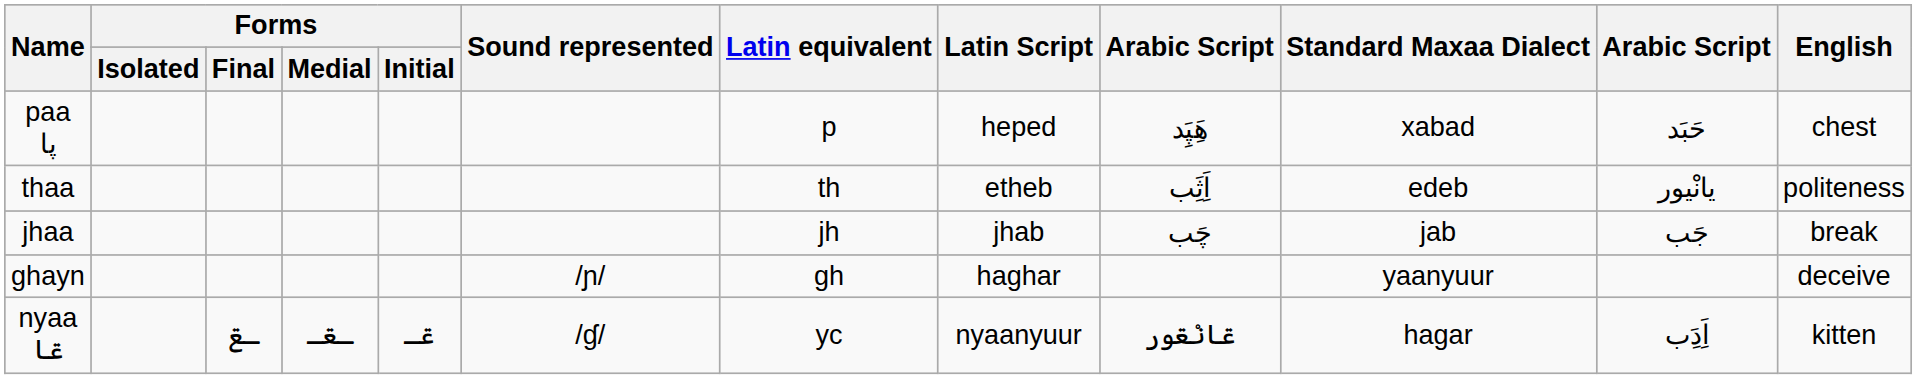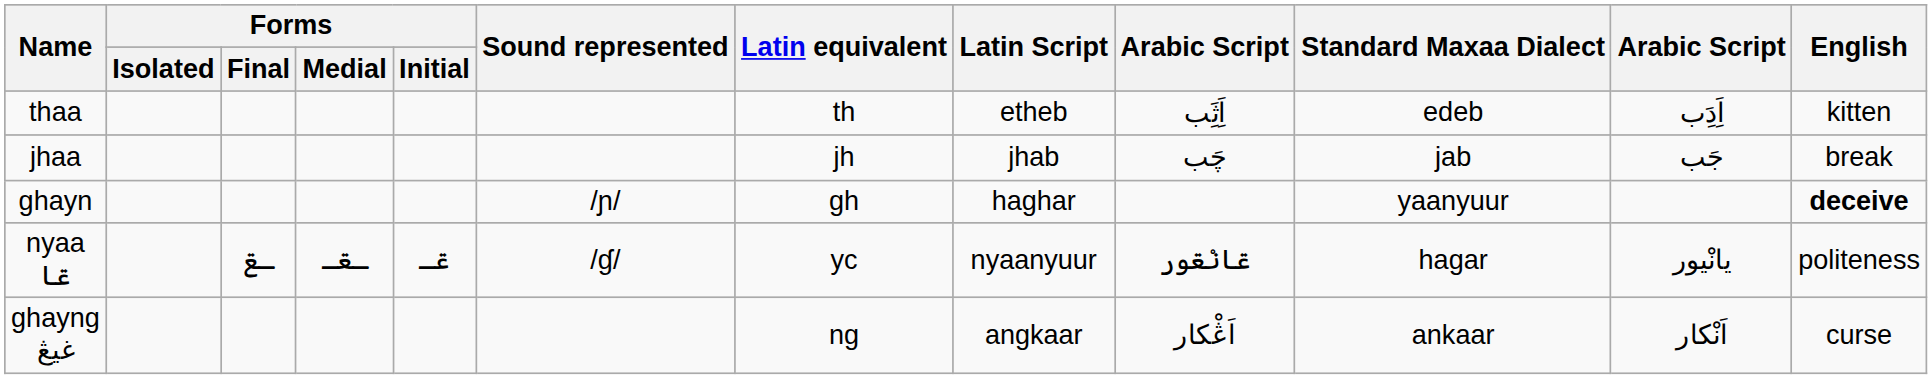- row: (48, 127)
(1687, 188) يانْيور -> (1702, 113) اَِدَِب
(1844, 187) politeness -> (1859, 112) kitten
(1844, 275) normal -> (1859, 200) bold
(1687, 335) اَِدَِب -> (1702, 260) يانْيور
(1844, 334) kitten -> (1859, 259) politeness
+ row: (55, 334)
